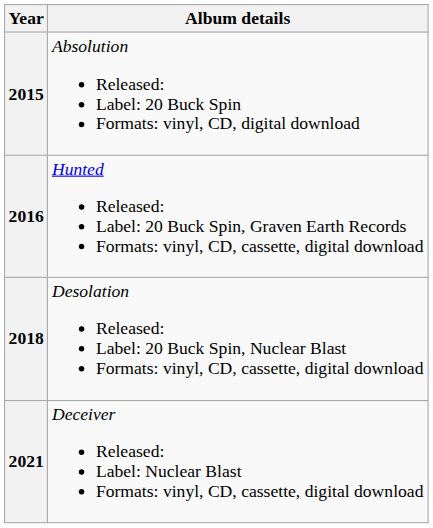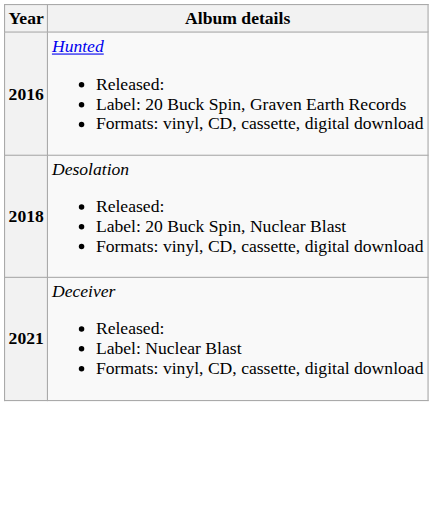- row: (26, 93)
